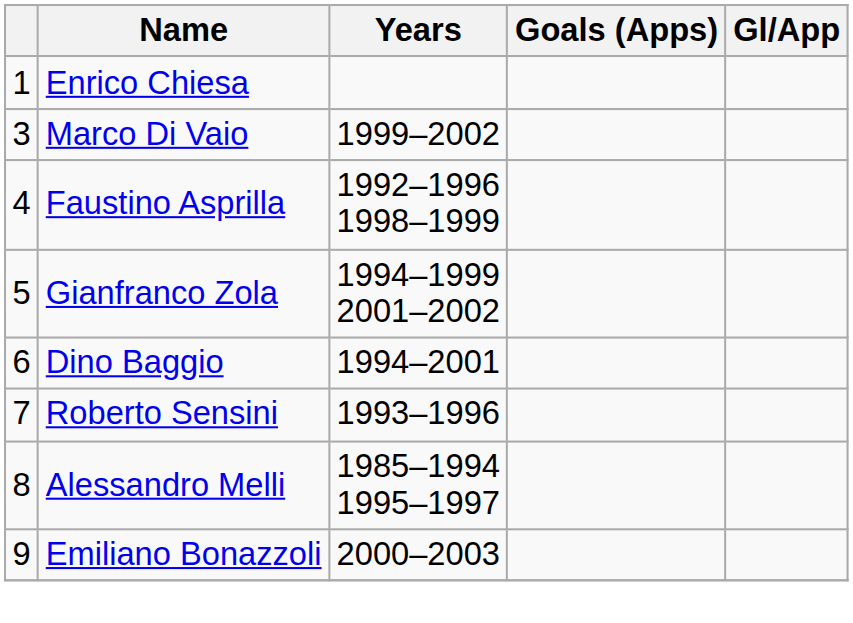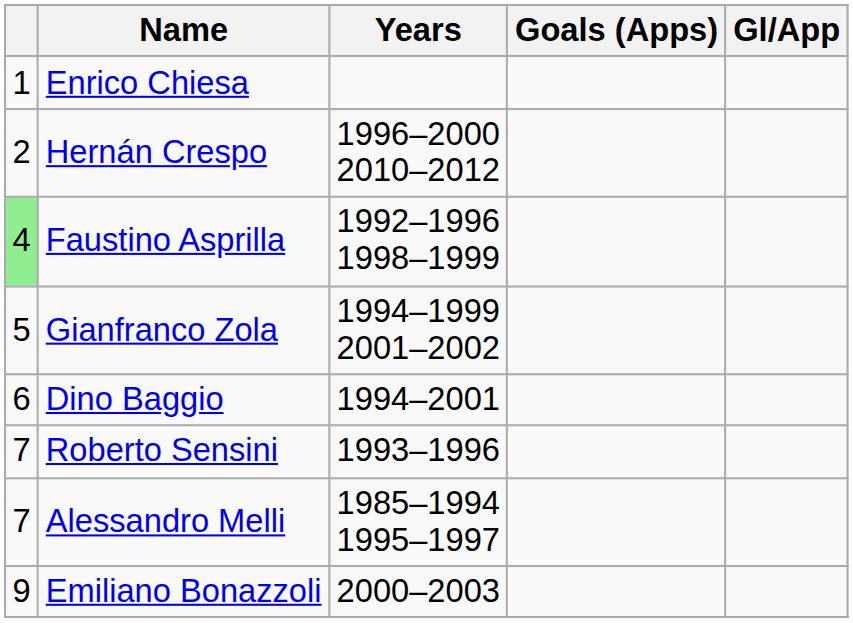+ row: (156, 152)
- row: (147, 133)
(22, 204) no background -> (22, 240) lightgreen background
(22, 484) 8 -> (22, 521) 7
